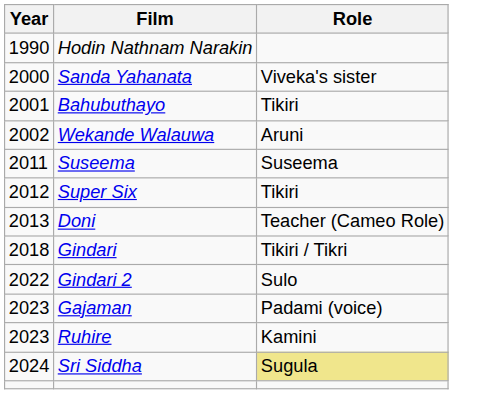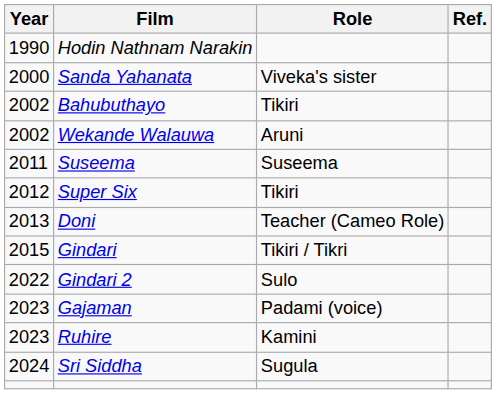+ column: (470, 18)
(29, 105) 2001 -> (29, 105) 2002
(29, 250) 2018 -> (29, 250) 2015
(289, 366) khaki background -> (289, 366) no background
